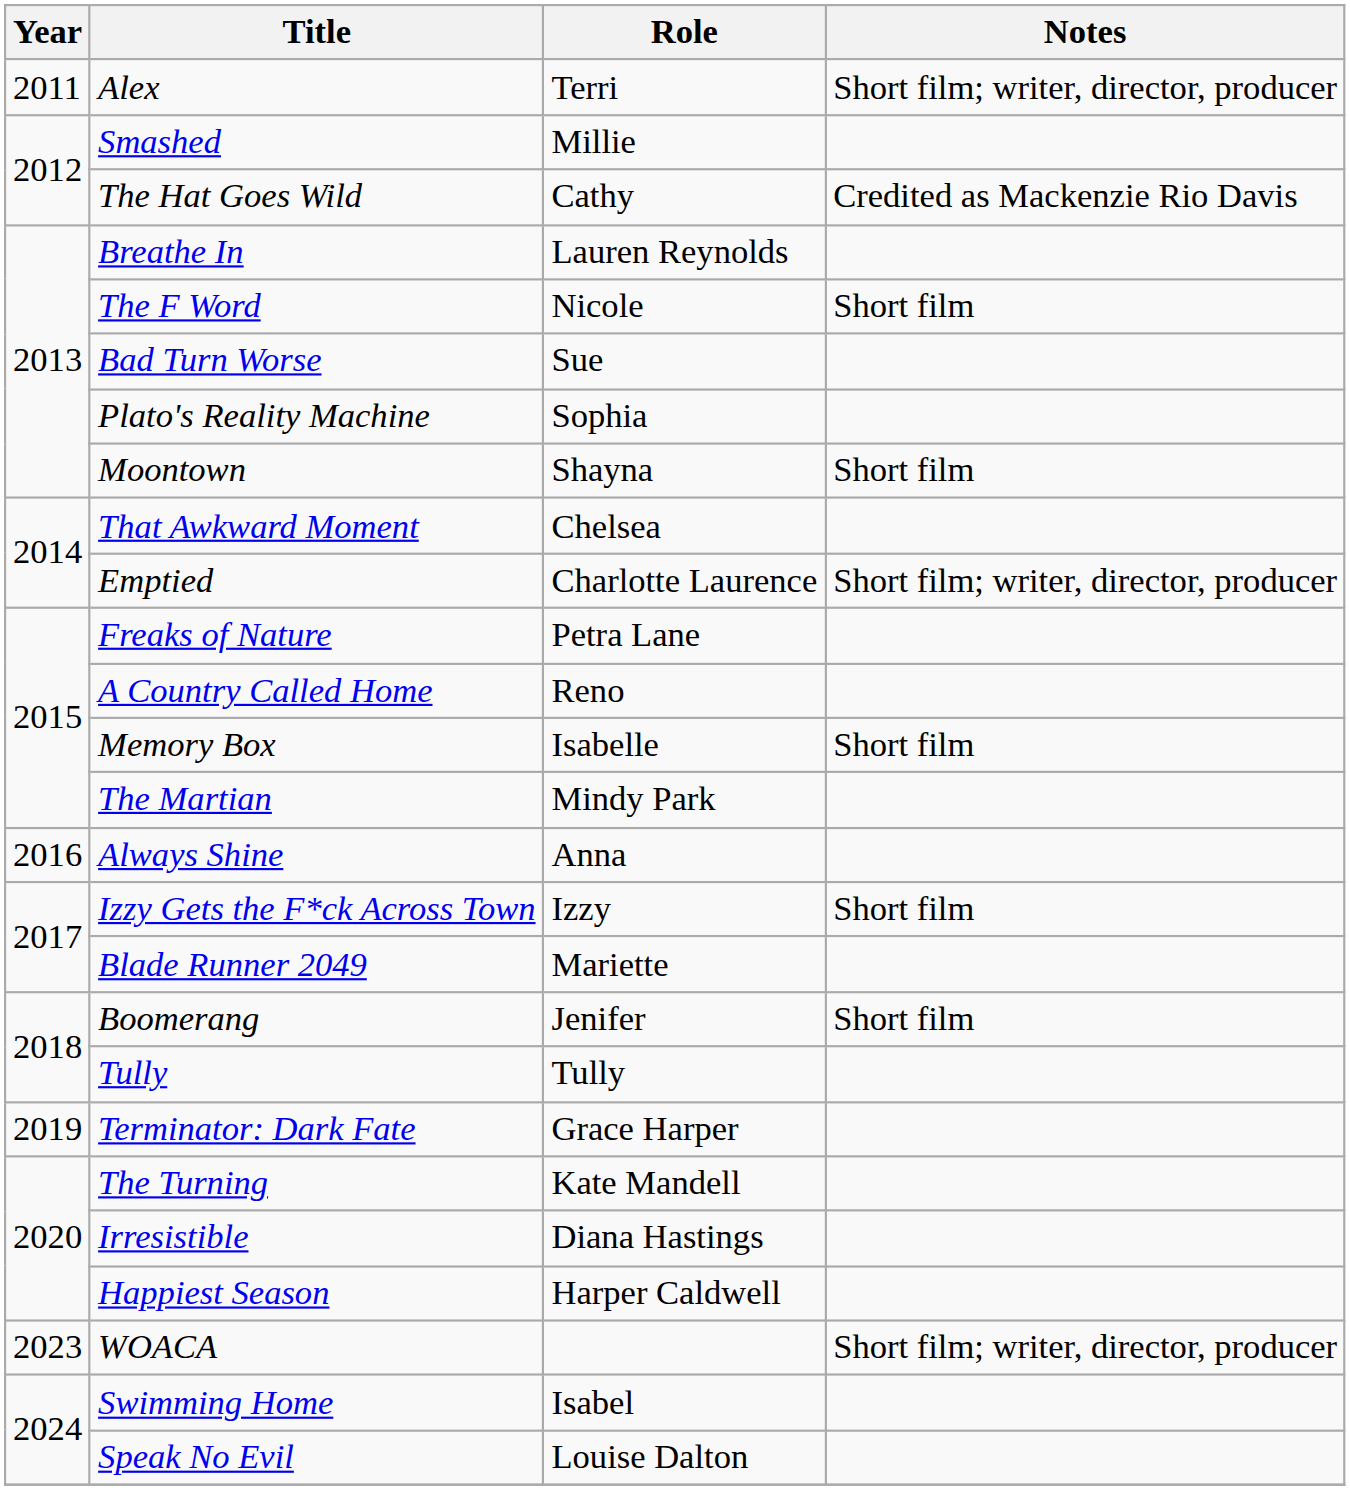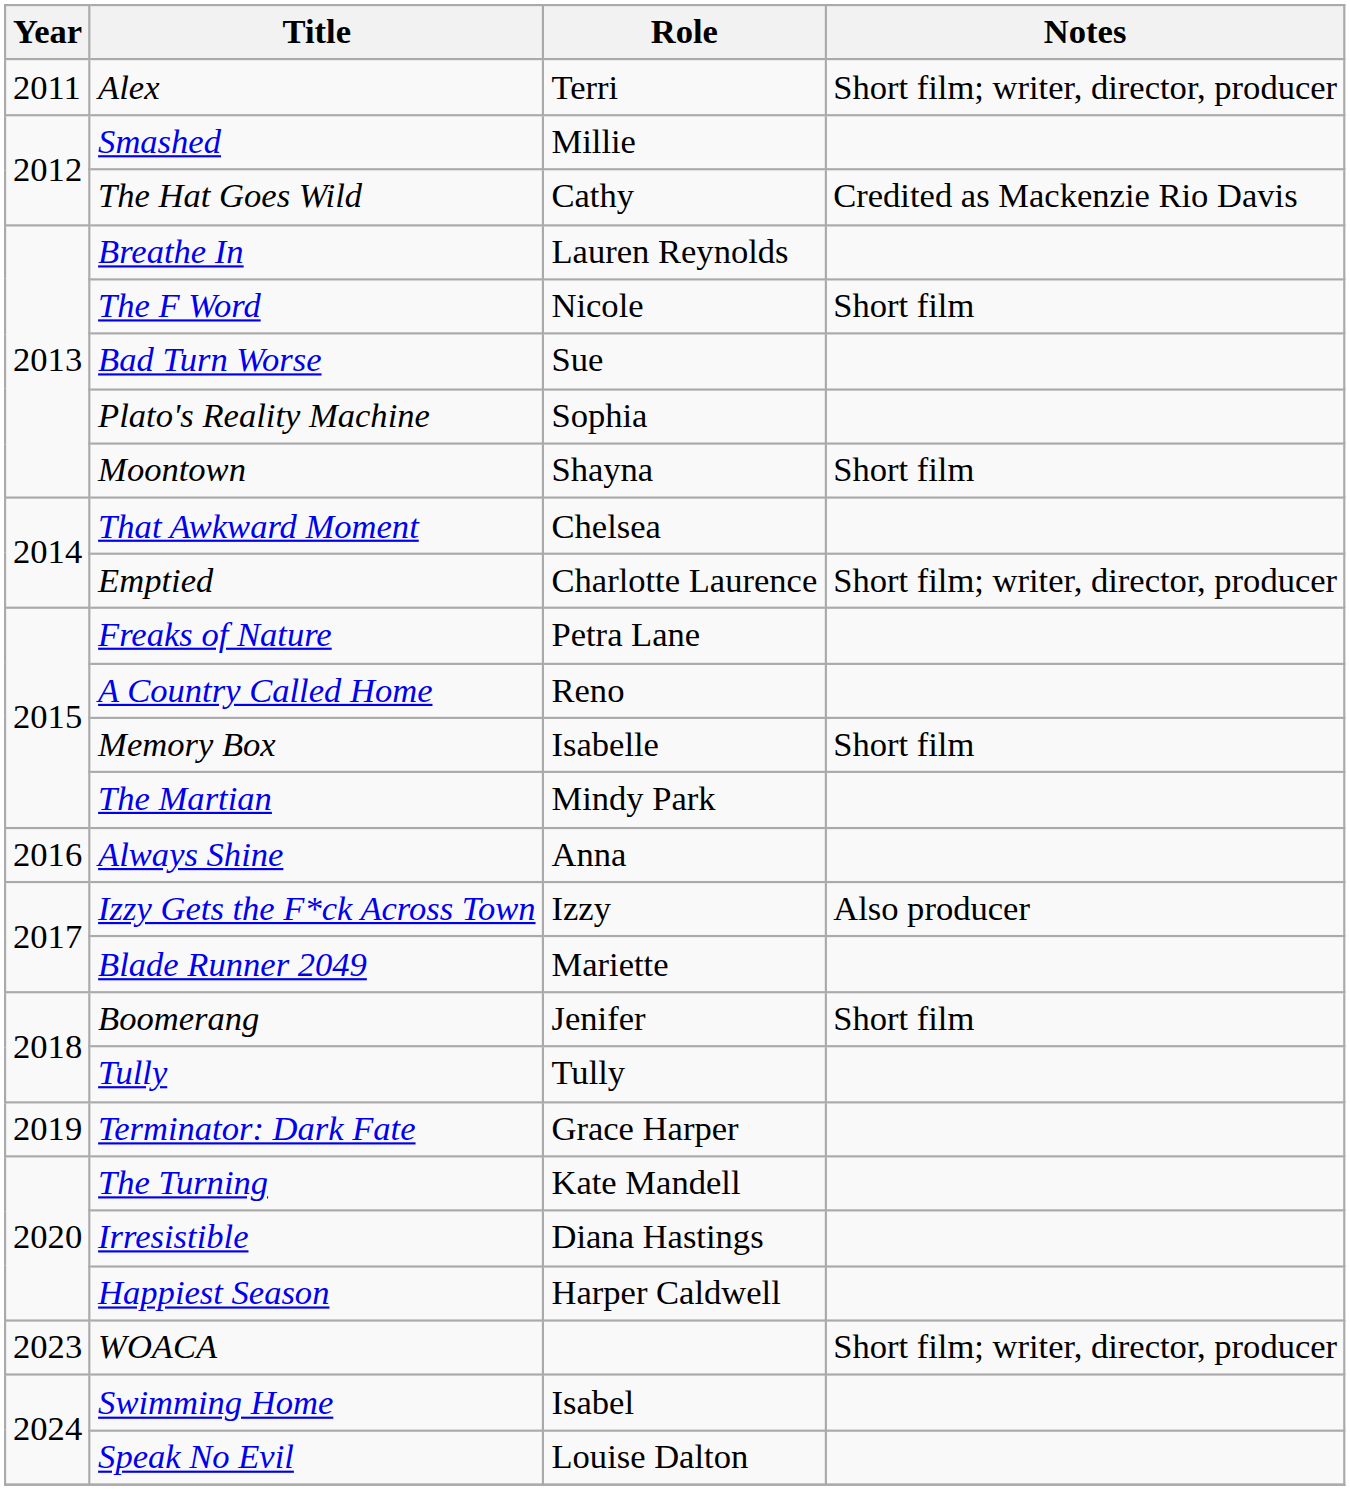(904, 908) Short film -> (932, 908) Also producer
